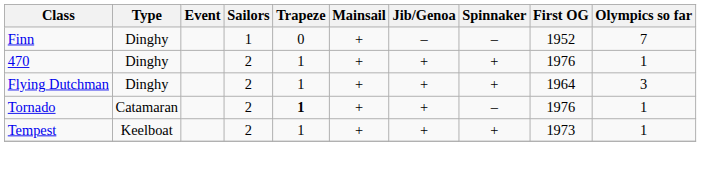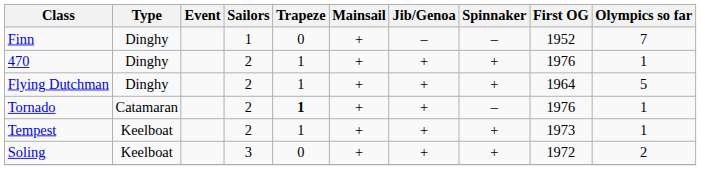(644, 84) 3 -> (644, 84) 5
+ row: (27, 152)
